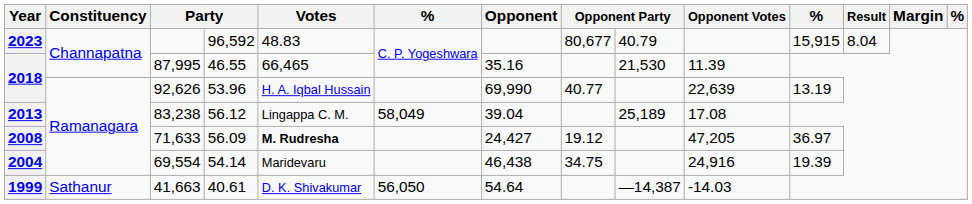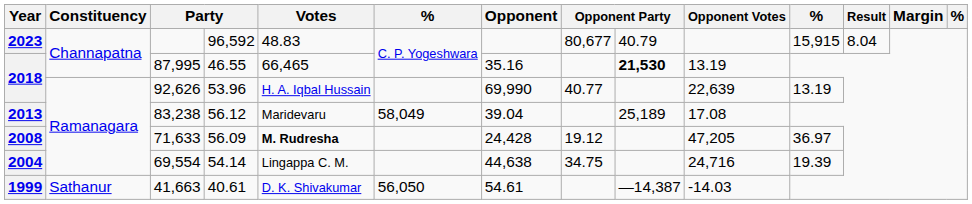(642, 65) normal -> (642, 65) bold
(707, 65) 11.39 -> (707, 65) 13.19
(305, 115) Lingappa C. M. -> (294, 115) Maridevaru
(508, 138) 24,427 -> (508, 138) 24,428
(294, 163) Maridevaru -> (305, 163) Lingappa C. M.
(508, 162) 46,438 -> (508, 162) 44,638
(711, 162) 24,916 -> (711, 162) 24,716
(504, 187) 54.64 -> (504, 187) 54.61
